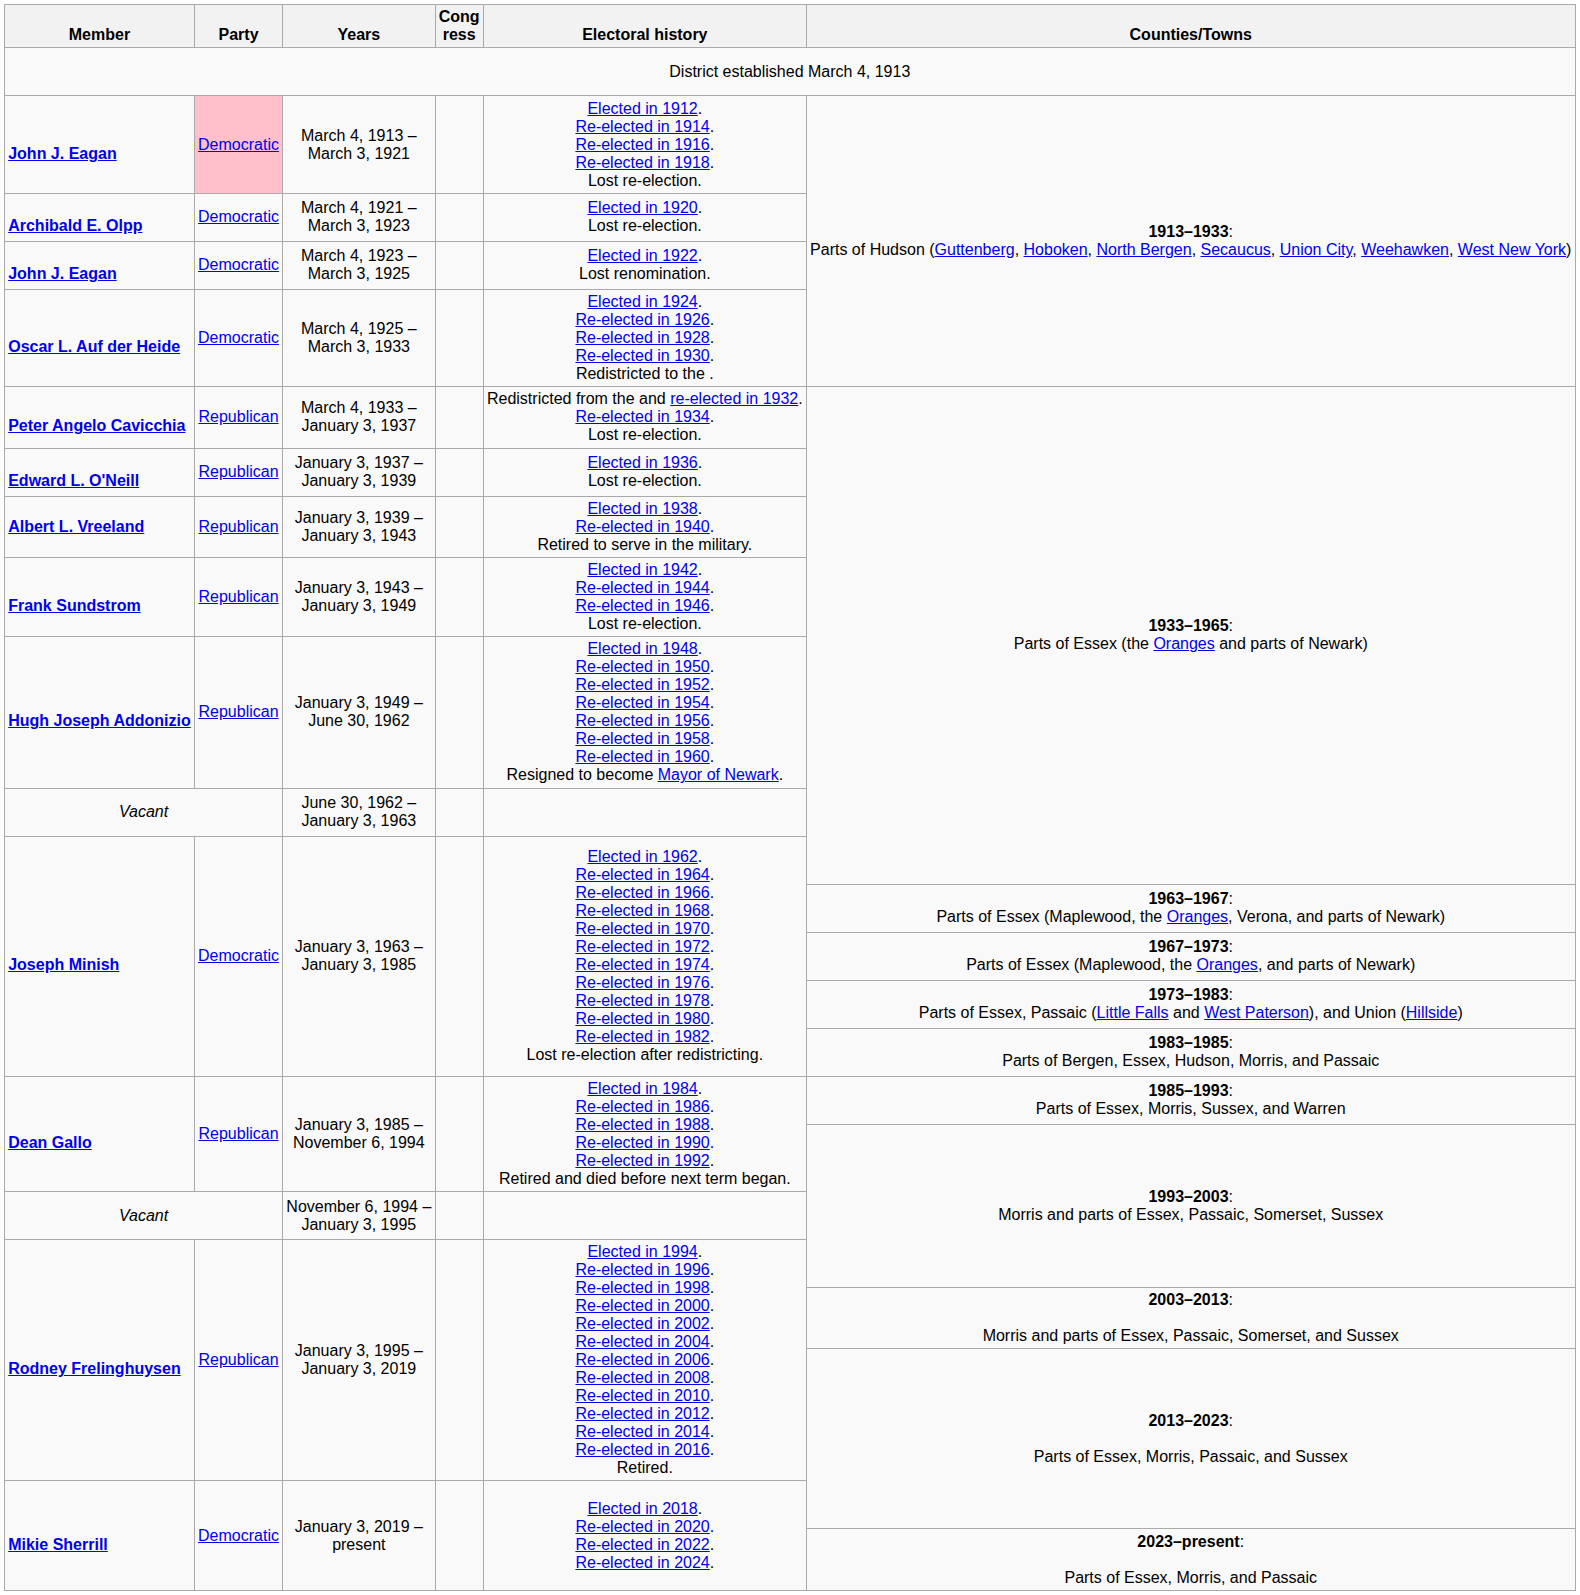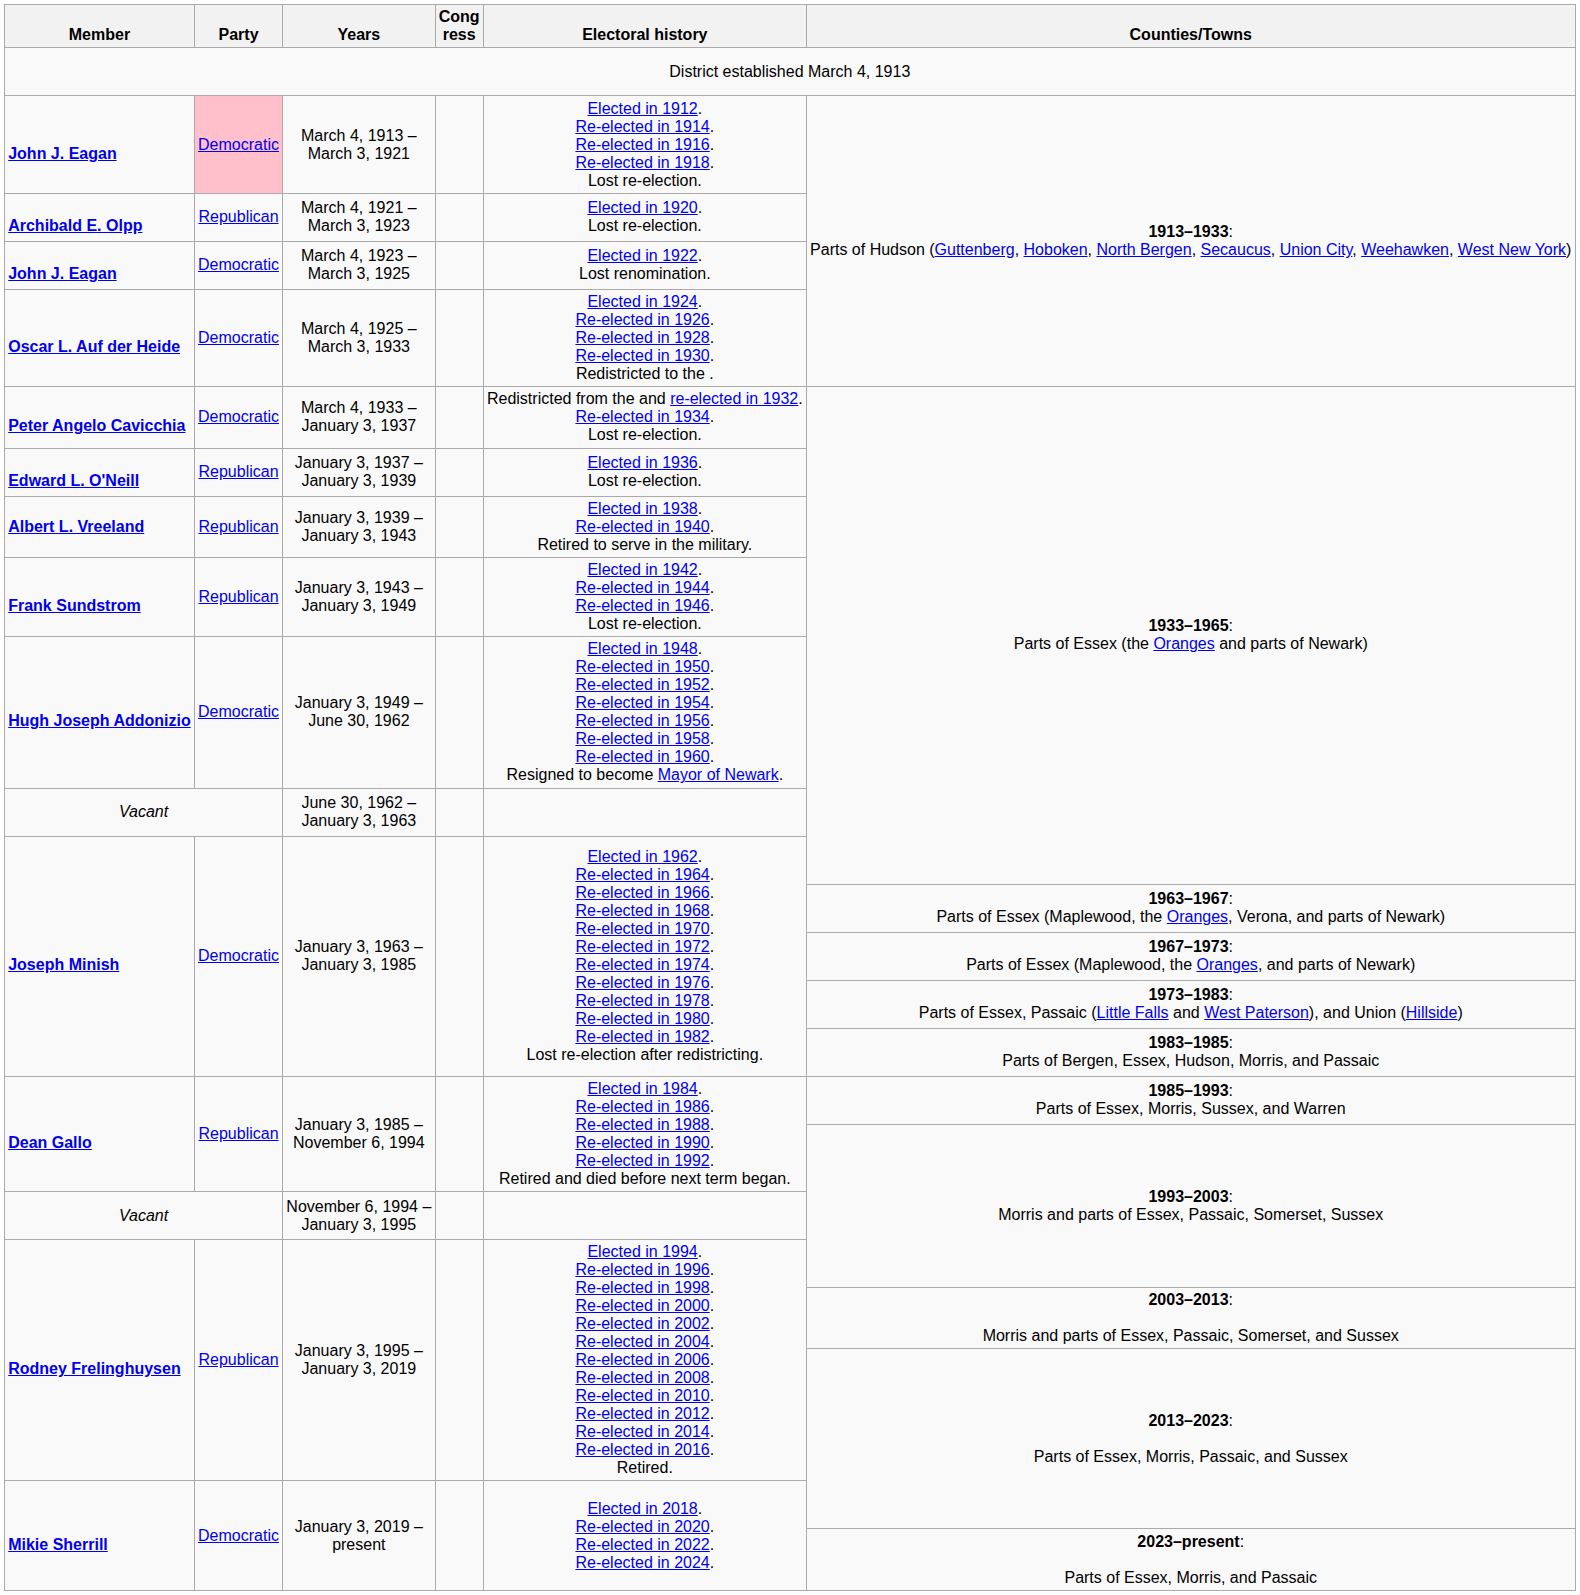(239, 217) Democratic -> (239, 217) Republican
(239, 417) Republican -> (239, 417) Democratic
(239, 712) Republican -> (239, 712) Democratic
